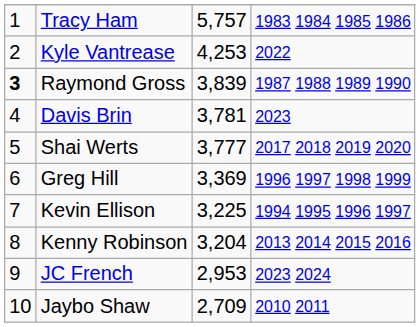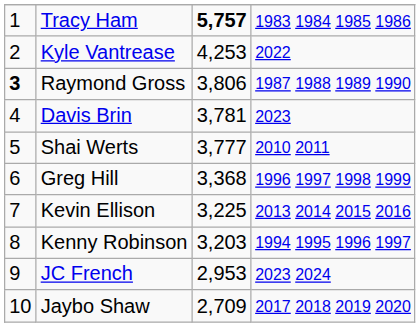(222, 20) normal -> (222, 20) bold
(222, 83) 3,839 -> (222, 83) 3,806
(333, 147) 2017 2018 2019 2020 -> (292, 147) 2010 2011
(222, 178) 3,369 -> (222, 178) 3,368
(333, 211) 1994 1995 1996 1997 -> (333, 211) 2013 2014 2015 2016
(222, 242) 3,204 -> (222, 242) 3,203
(333, 243) 2013 2014 2015 2016 -> (333, 243) 1994 1995 1996 1997
(292, 306) 2010 2011 -> (333, 306) 2017 2018 2019 2020
